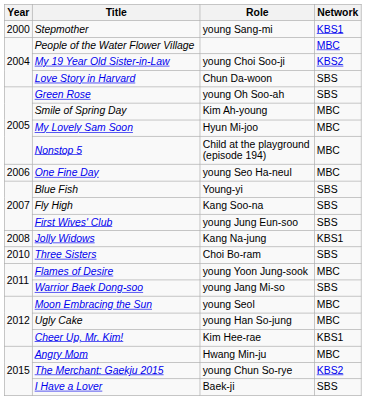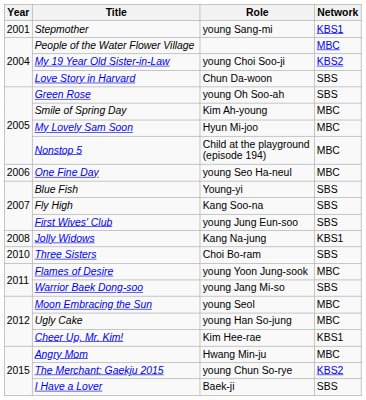(18, 29) 2000 -> (18, 29) 2001
